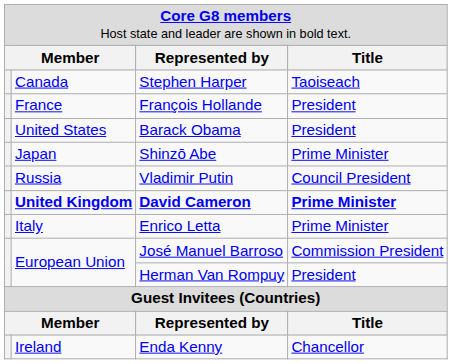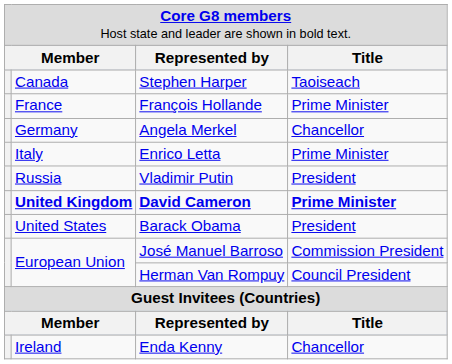(323, 105) President -> (340, 105) Prime Minister
+ row: (188, 130)
rows swapped: (180, 226) <-> (190, 130)
- row: (178, 154)
(351, 178) Council President -> (323, 178) President
(323, 274) President -> (351, 274) Council President
